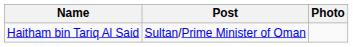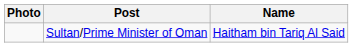columns swapped: (328, 13) <-> (73, 13)
